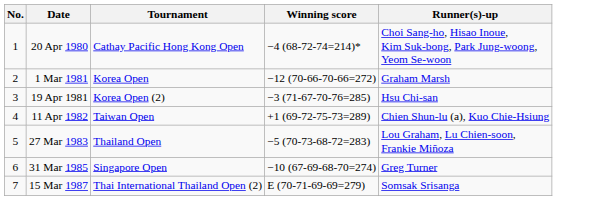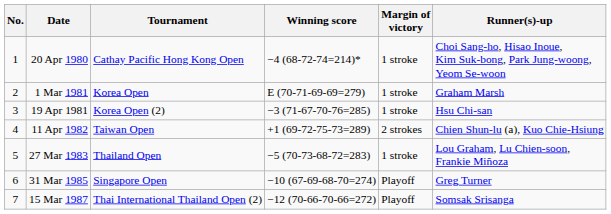+ column: (406, 20)
(322, 78) −12 (70-66-70-66=272) -> (316, 92) E (70-71-69-69=279)
(316, 186) E (70-71-69-69=279) -> (322, 199) −12 (70-66-70-66=272)
